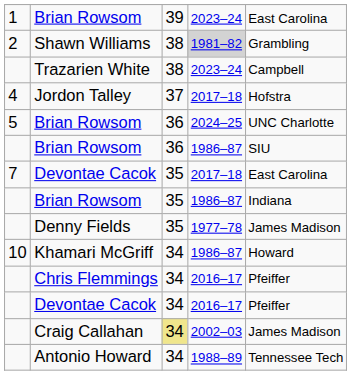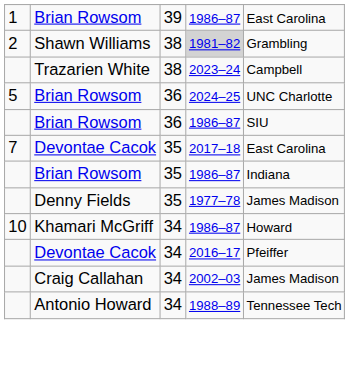(216, 18) 2023–24 -> (215, 18) 1986–87
- row: (13, 95)
- row: (17, 279)
(175, 331) khaki background -> (173, 278) no background
